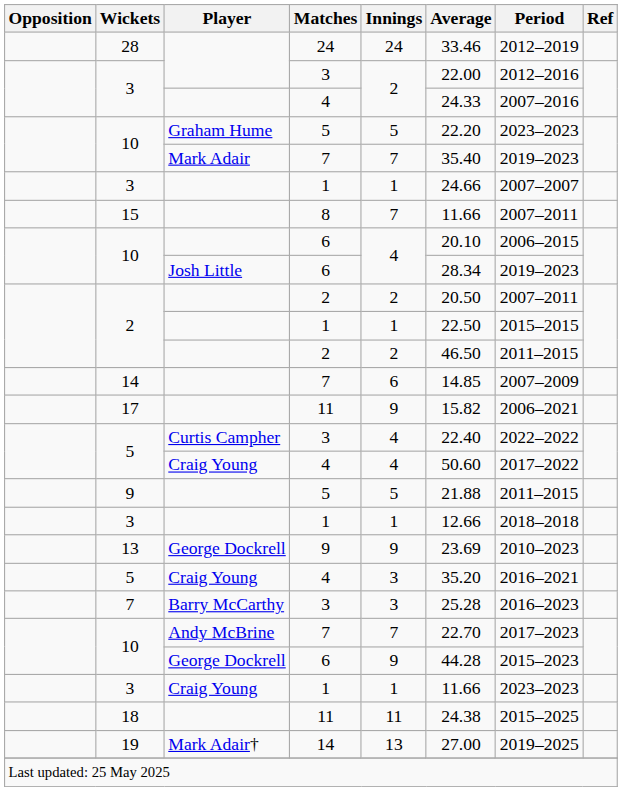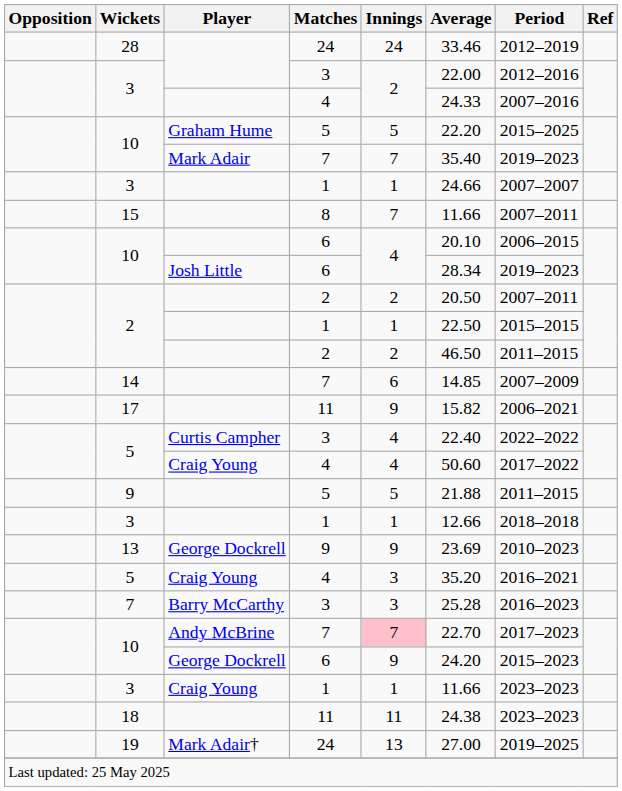(539, 130) 2023–2023 -> (539, 130) 2015–2025
(394, 632) no background -> (394, 632) pink background
(461, 660) 44.28 -> (461, 660) 24.20
(539, 716) 2015–2025 -> (539, 716) 2023–2023
(326, 744) 14 -> (326, 744) 24
